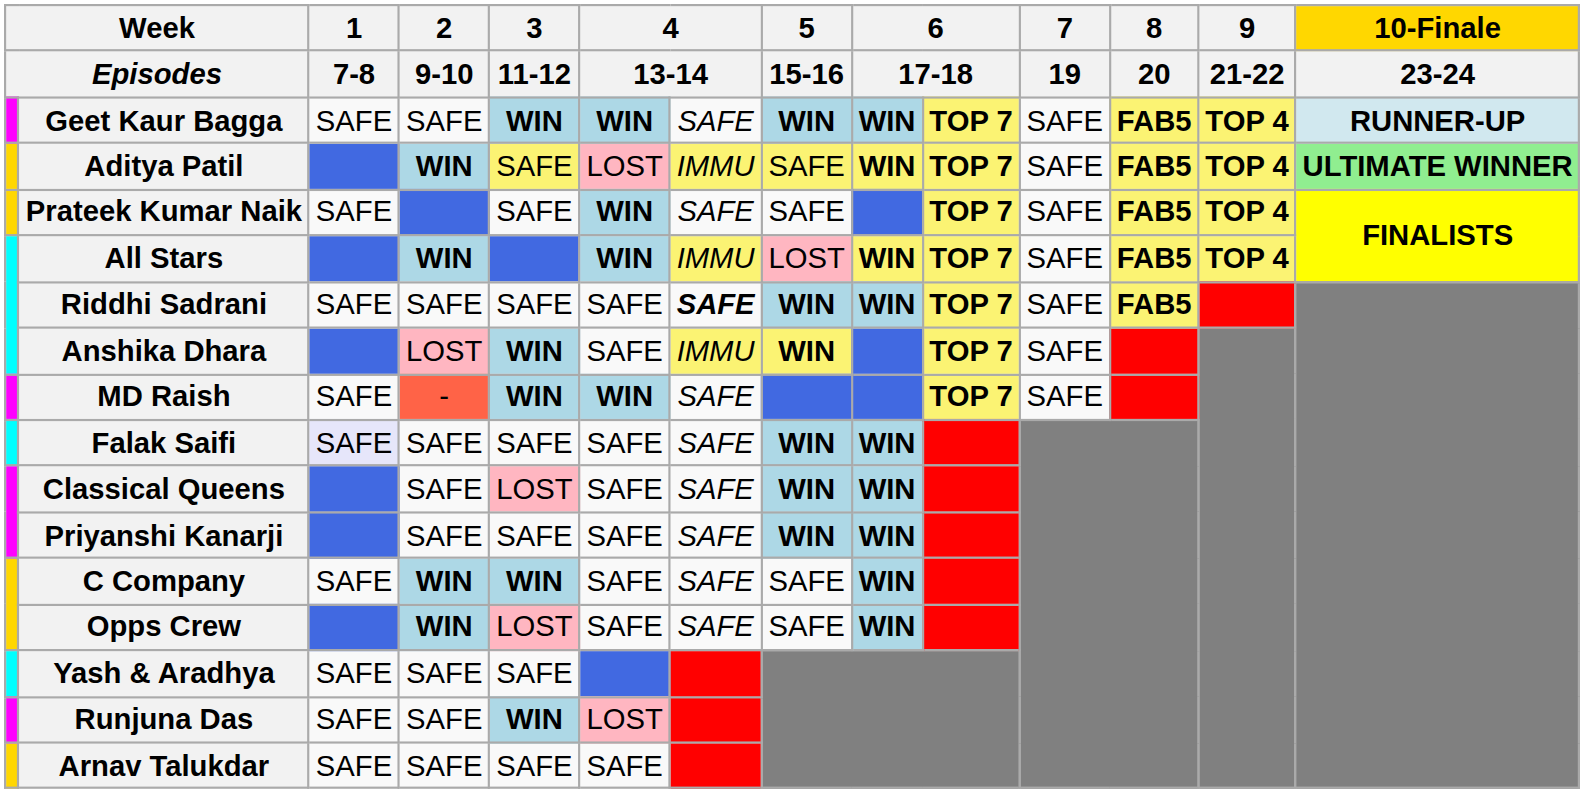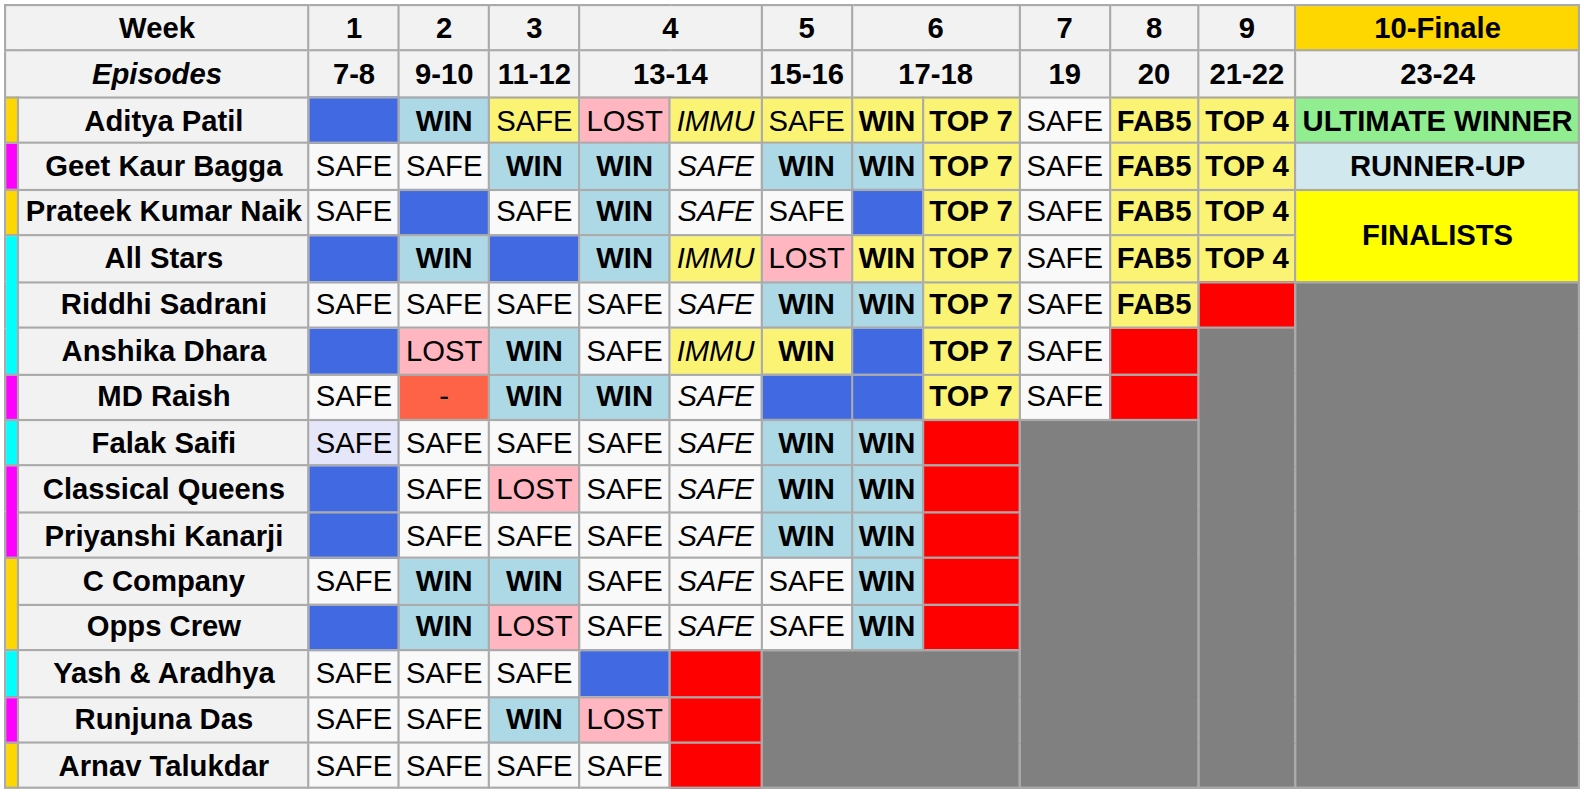rows swapped: (164, 166) <-> (164, 120)
(716, 304) bold -> (716, 304) normal
